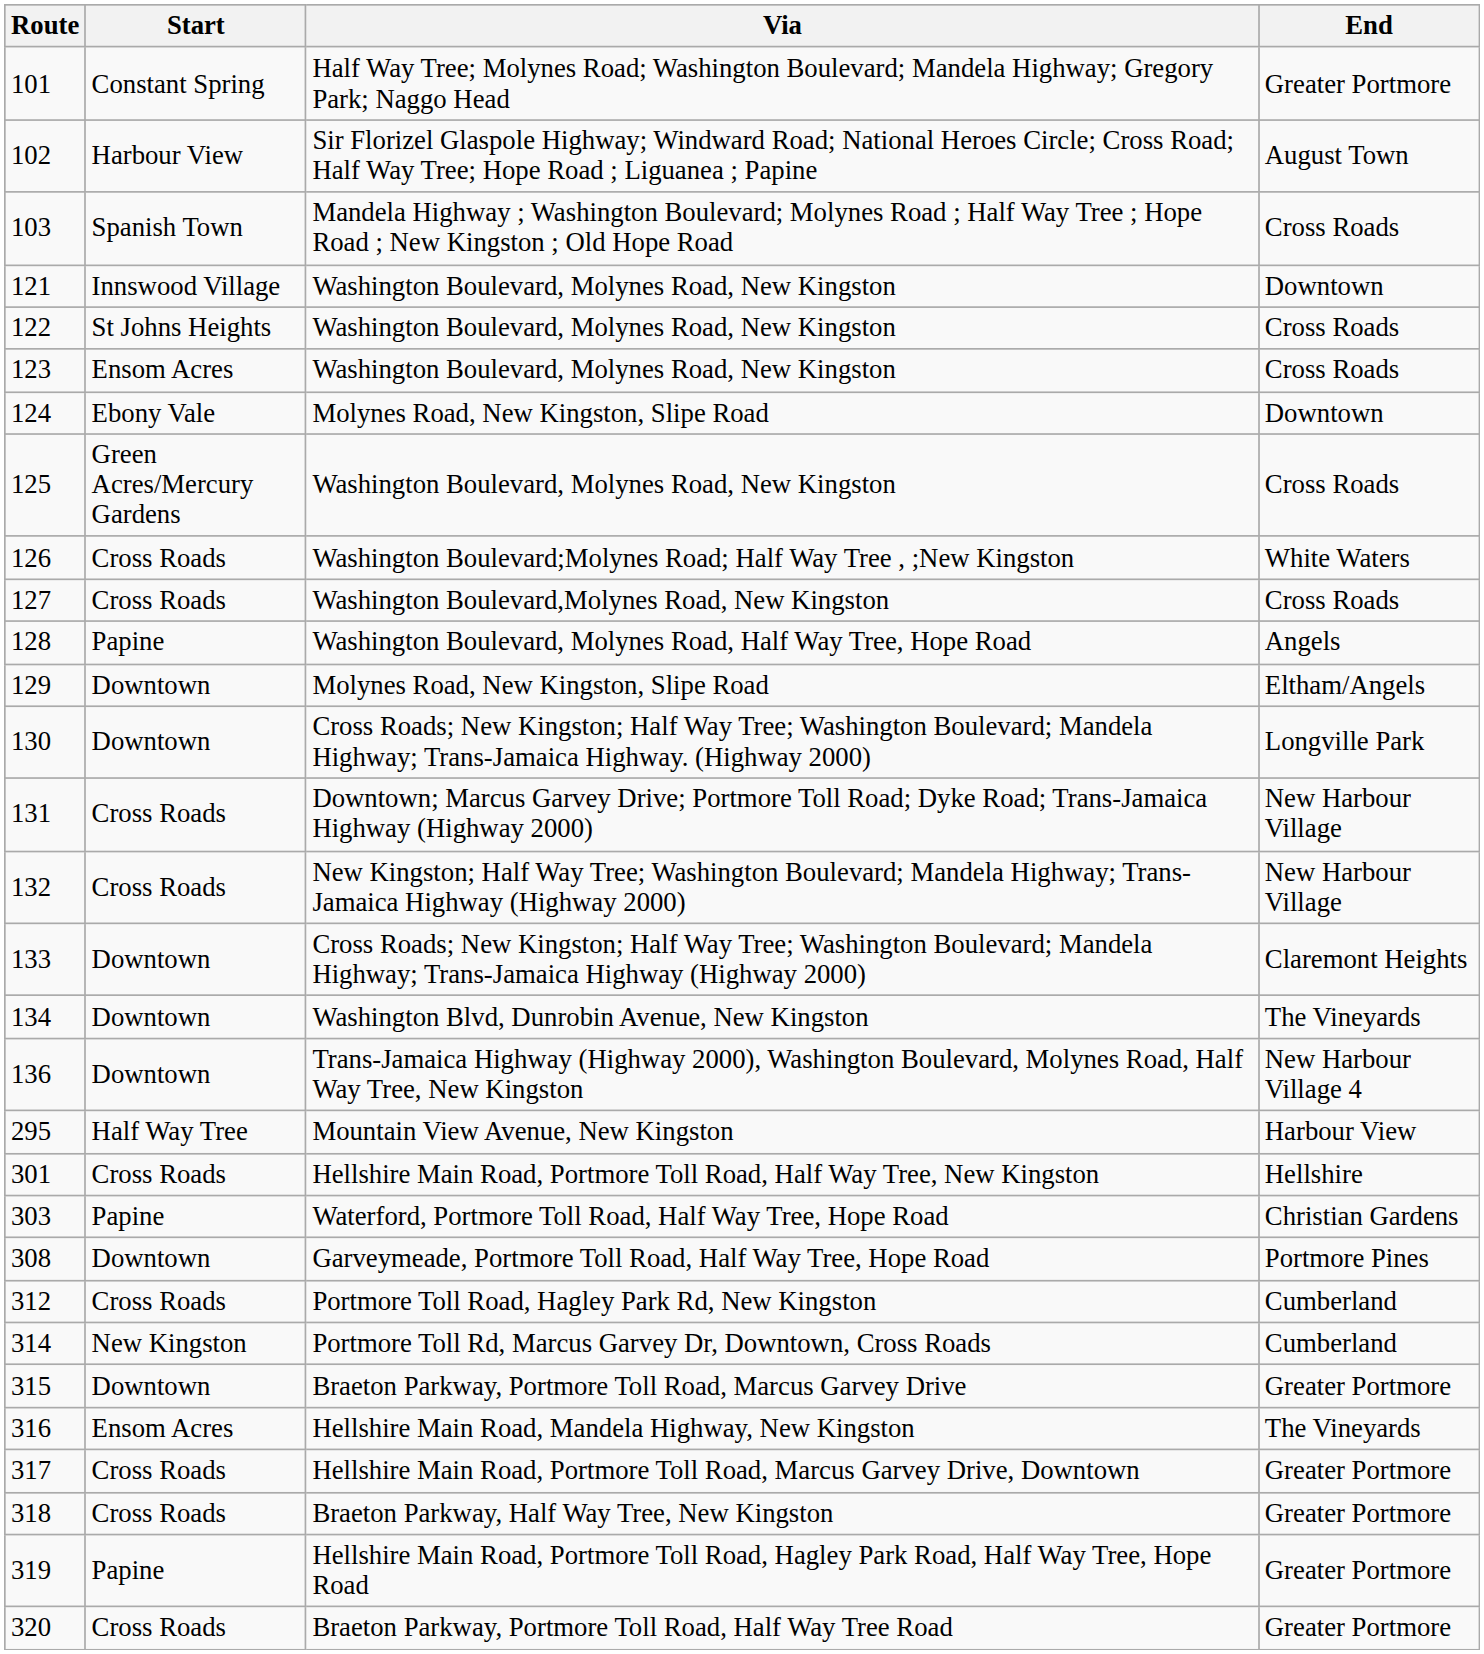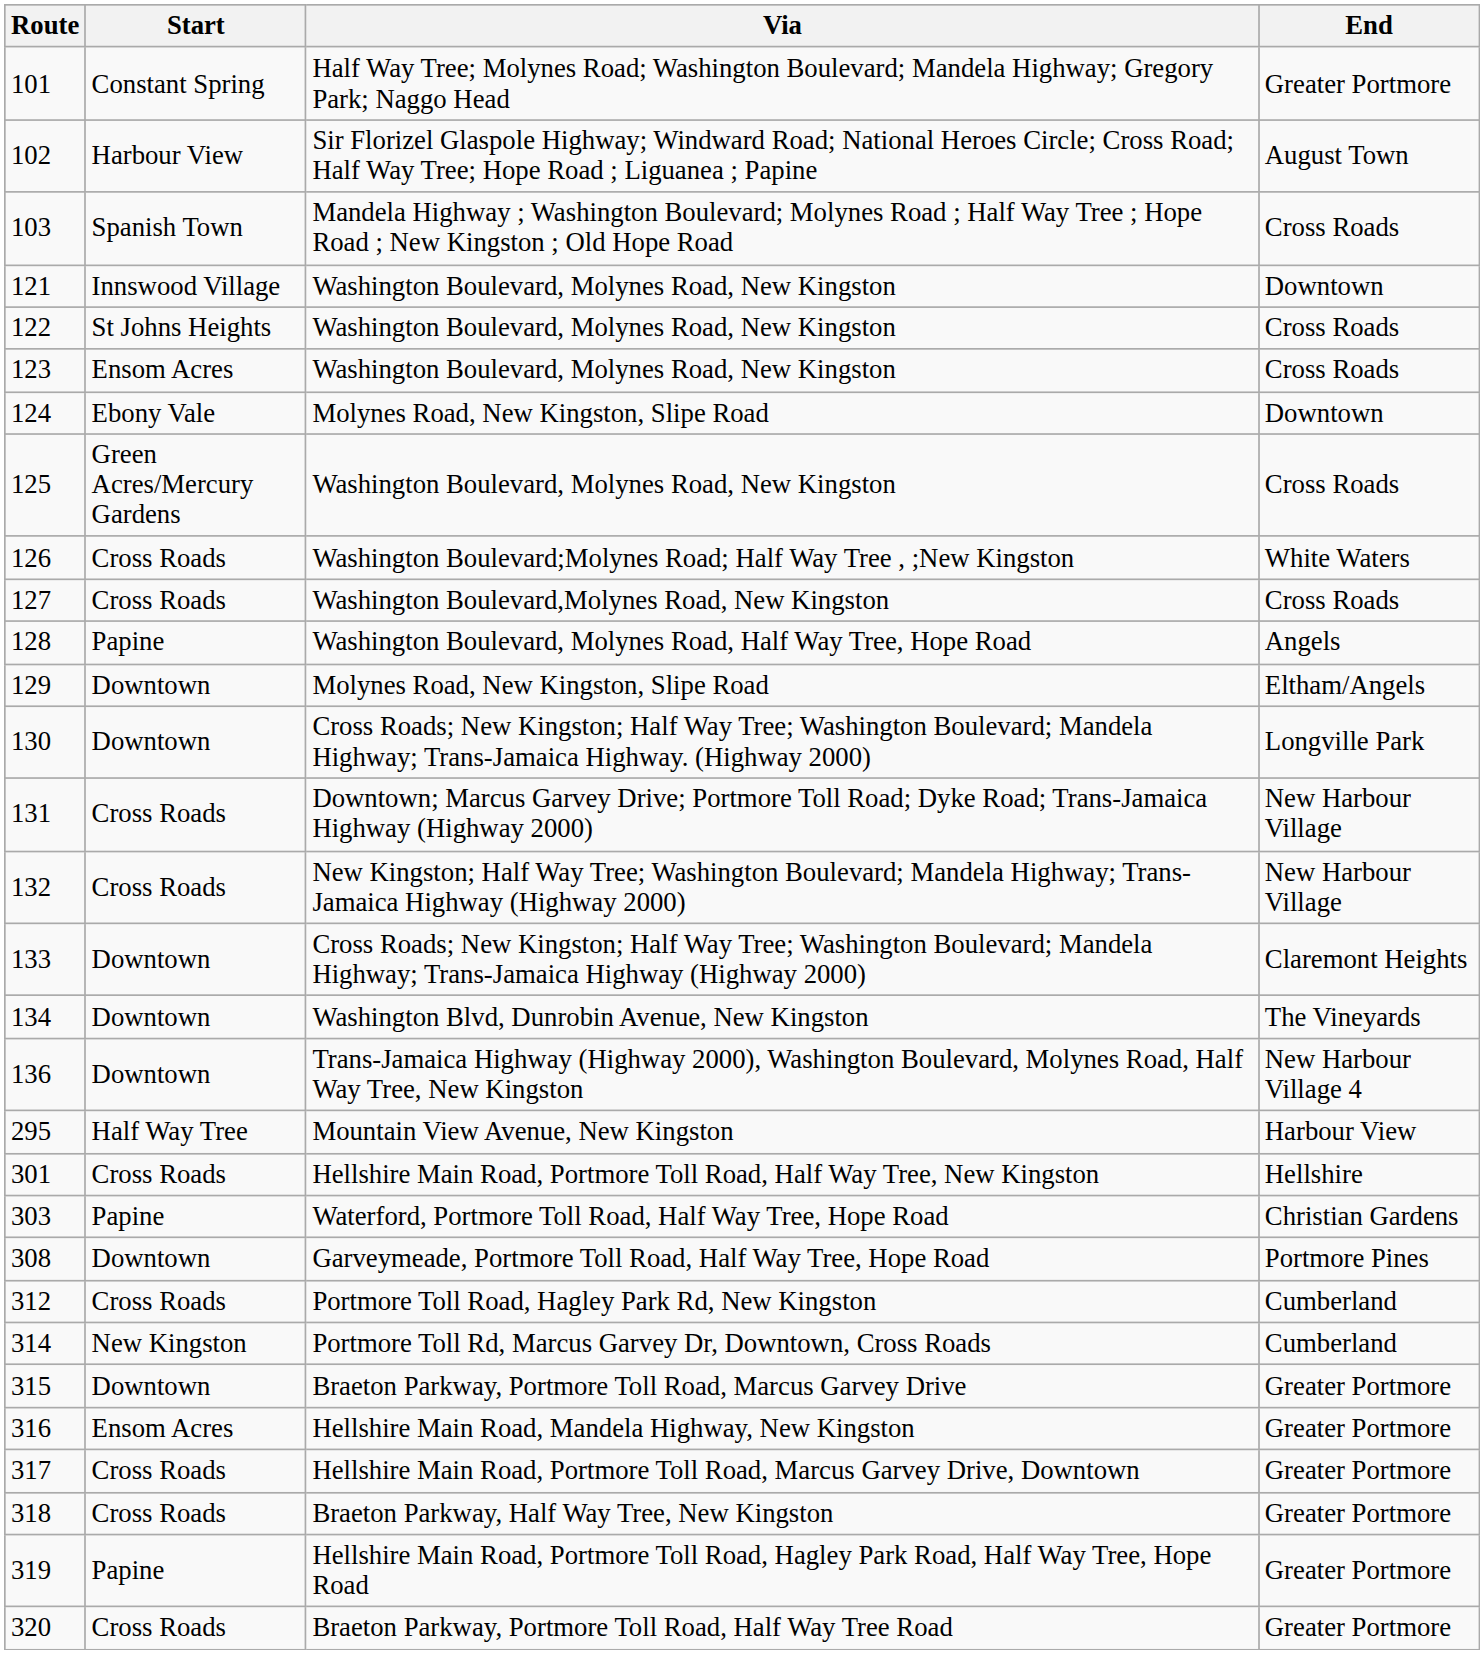(1343, 1428) The Vineyards -> (1358, 1428) Greater Portmore
